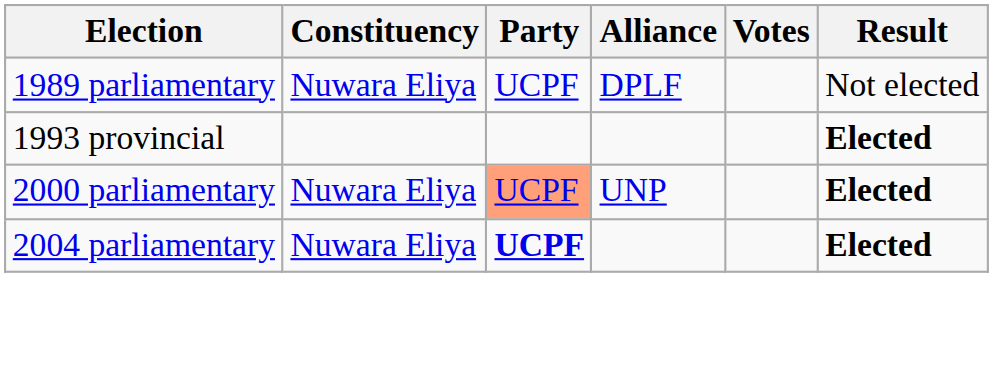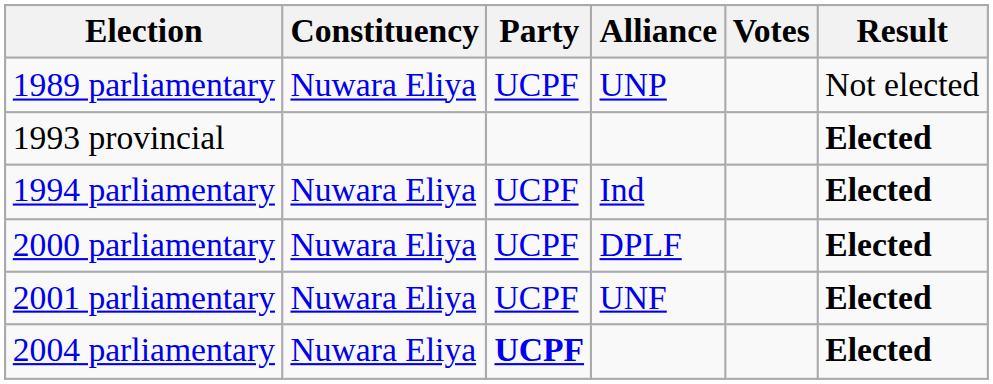(641, 84) DPLF -> (633, 84) UNP
+ row: (144, 191)
(537, 191) lightsalmon background -> (537, 244) no background
(633, 191) UNP -> (641, 244) DPLF
+ row: (144, 297)
